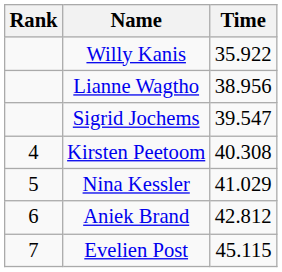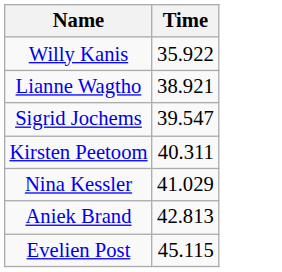- column: (33, 20)
(243, 86) 38.956 -> (185, 86) 38.921
(243, 151) 40.308 -> (186, 151) 40.311
(243, 217) 42.812 -> (185, 217) 42.813
